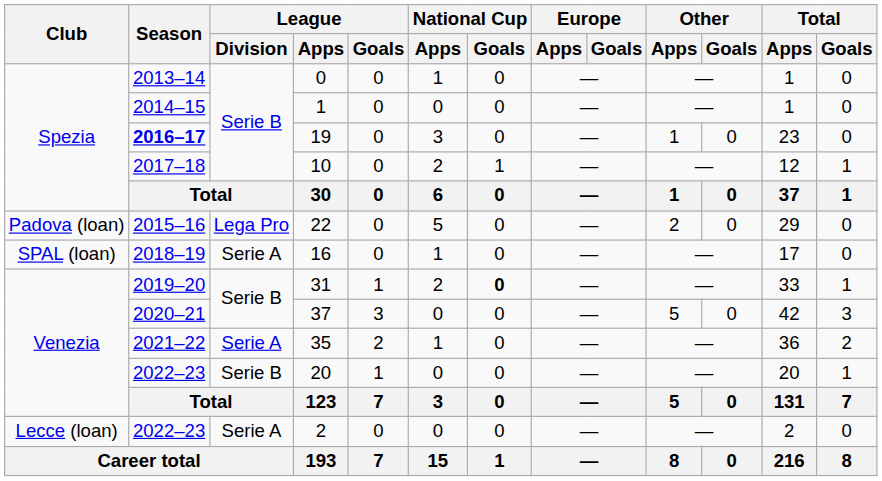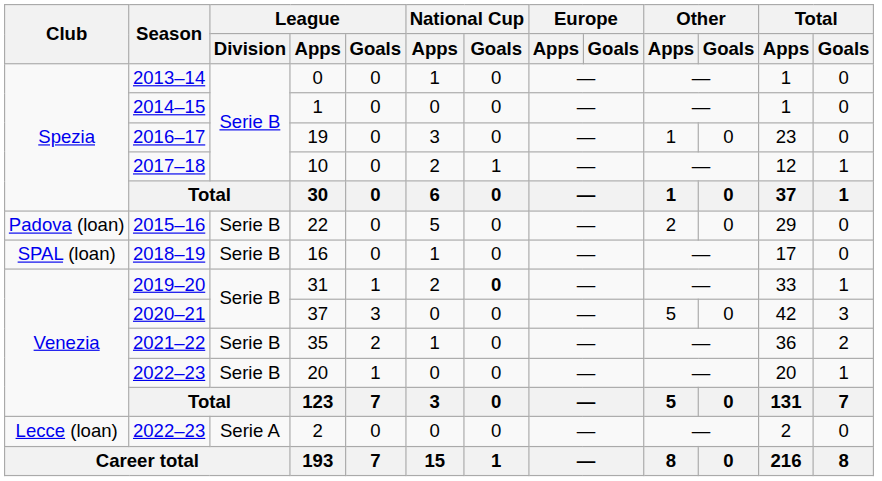(169, 136) bold -> (169, 136) normal
(251, 225) Lega Pro -> (250, 225) Serie B
(251, 254) Serie A -> (250, 254) Serie B
(251, 343) Serie A -> (250, 343) Serie B
